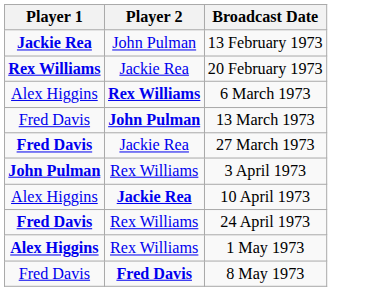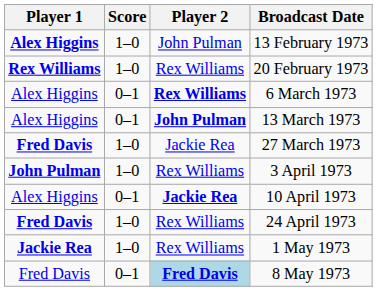+ column: (127, 17)
(54, 42) Jackie Rea -> (54, 42) Alex Higgins
(154, 68) Jackie Rea -> (200, 68) Rex Williams
(54, 119) Fred Davis -> (54, 119) Alex Higgins
(54, 247) Alex Higgins -> (54, 247) Jackie Rea
(154, 273) no background -> (200, 273) lightblue background
